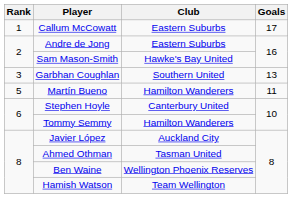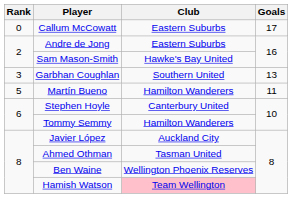(19, 28) 1 -> (19, 28) 0
(189, 185) no background -> (189, 185) pink background
